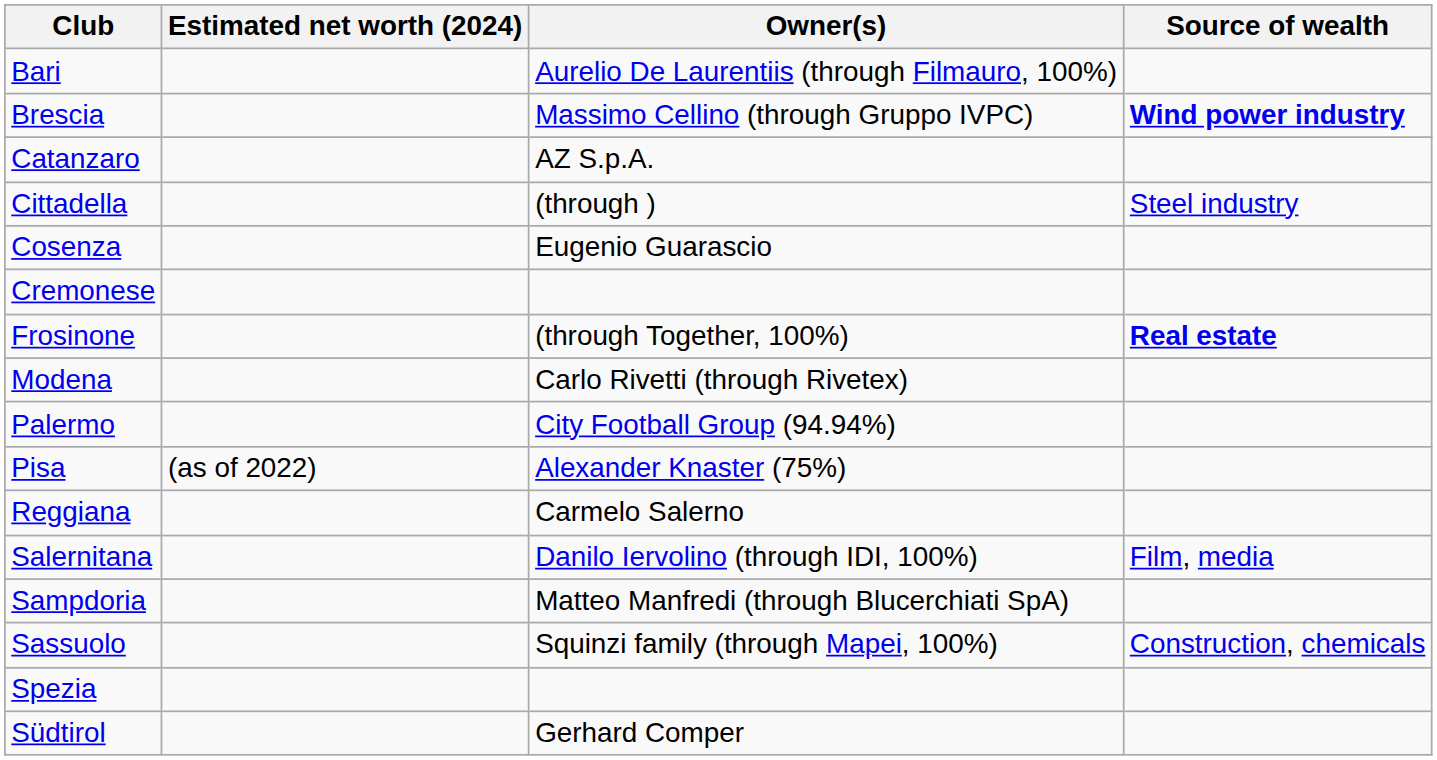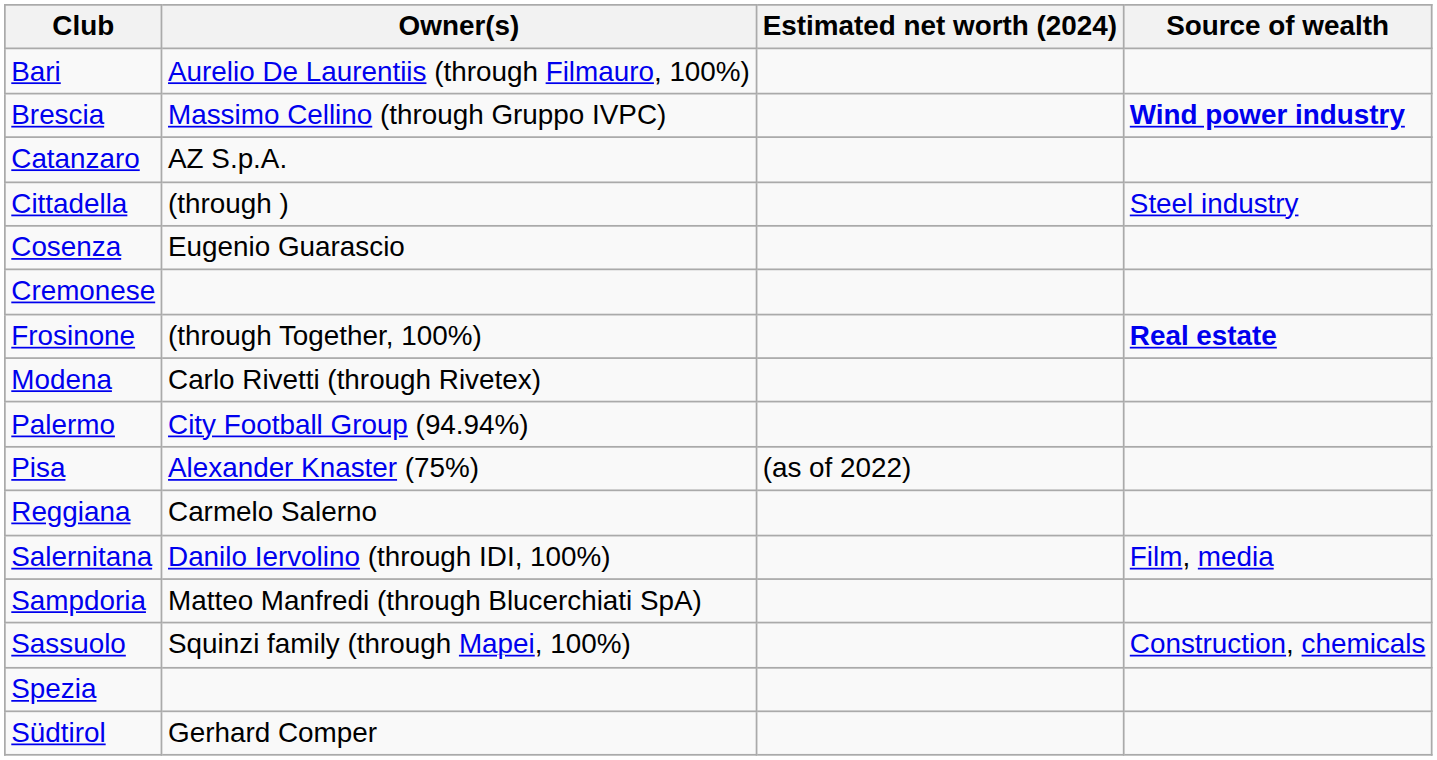columns swapped: (826, 26) <-> (345, 26)
